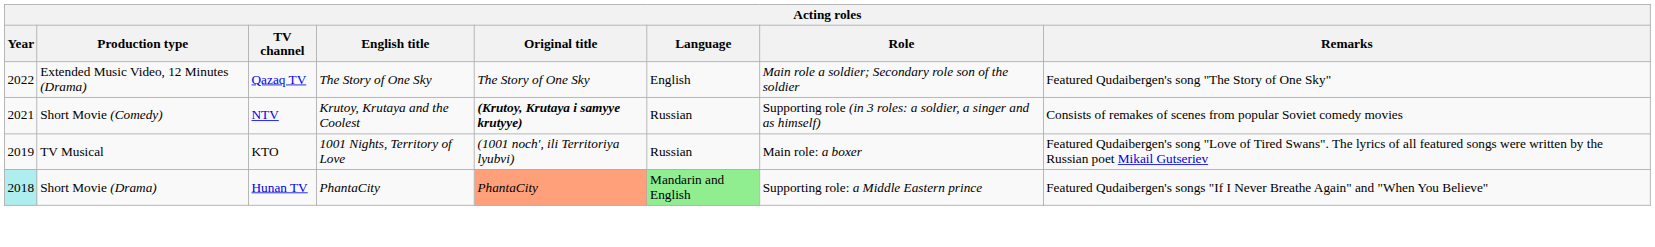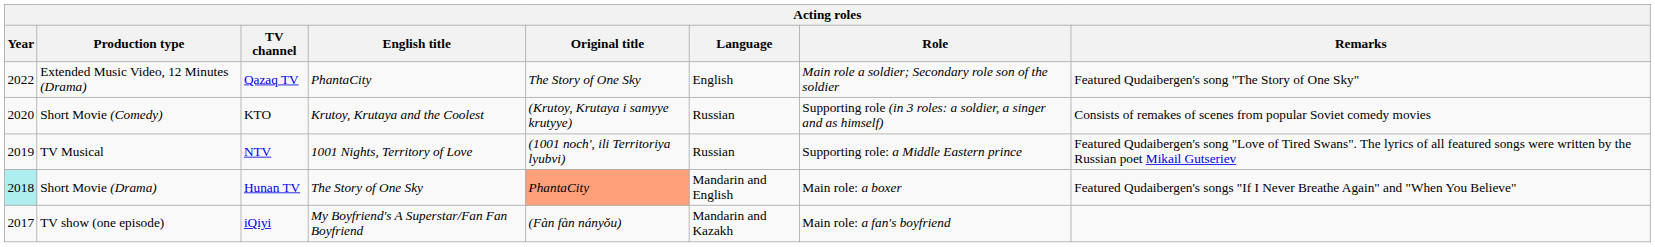(375, 79) The Story of One Sky -> (341, 79) PhantaCity
(21, 115) 2021 -> (21, 115) 2020
(265, 115) NTV -> (257, 115) KTO
(549, 115) bold -> (599, 115) normal
(265, 151) KTO -> (258, 151) NTV
(812, 151) Main role: a boxer -> (912, 151) Supporting role: a Middle Eastern prince
(350, 187) PhantaCity -> (367, 187) The Story of One Sky
(687, 187) lightgreen background -> (730, 187) no background
(872, 187) Supporting role: a Middle Eastern prince -> (852, 187) Main role: a boxer
+ row: (102, 223)
